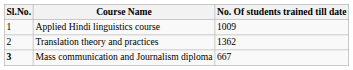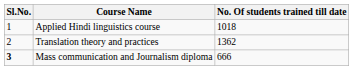(227, 27) 1009 -> (227, 27) 1018
(224, 57) 667 -> (224, 57) 666
